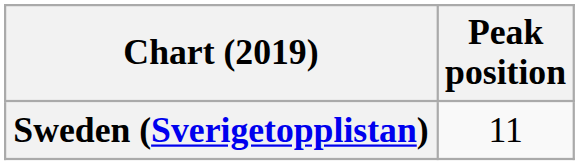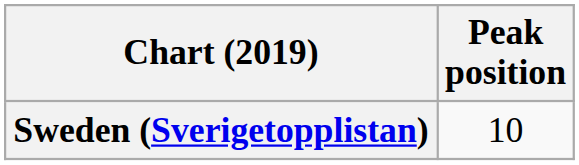(506, 129) 11 -> (506, 129) 10
